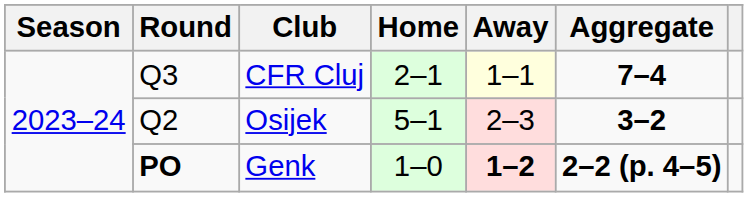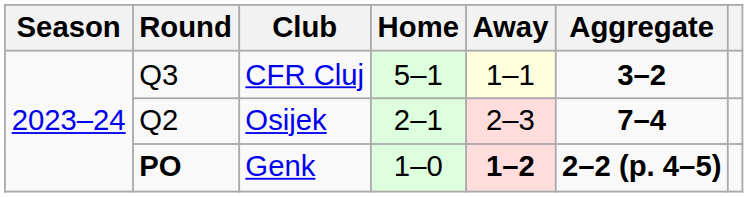(418, 74) 2–1 -> (418, 74) 5–1
(642, 74) 7–4 -> (642, 74) 3–2
(418, 120) 5–1 -> (418, 120) 2–1
(642, 120) 3–2 -> (642, 120) 7–4
